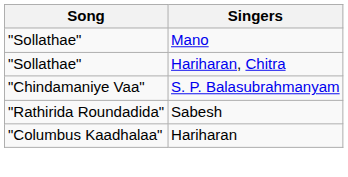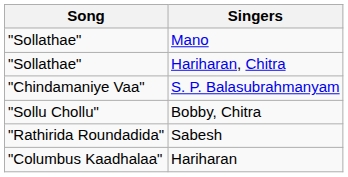+ row: (216, 111)
